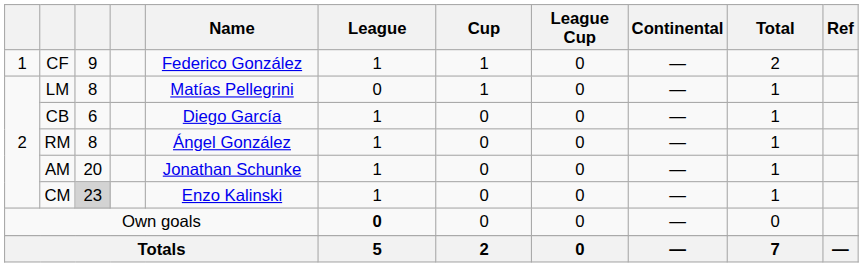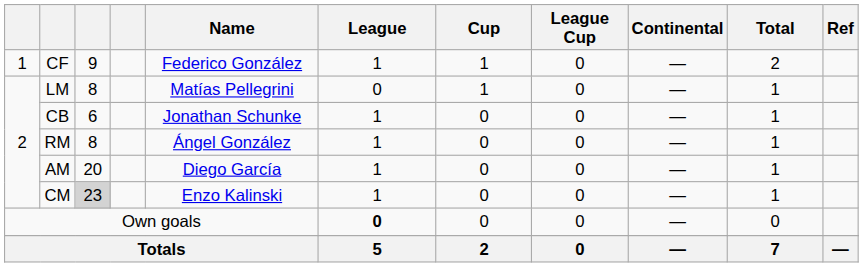(232, 116) Diego García -> (232, 116) Jonathan Schunke
(232, 169) Jonathan Schunke -> (232, 169) Diego García
